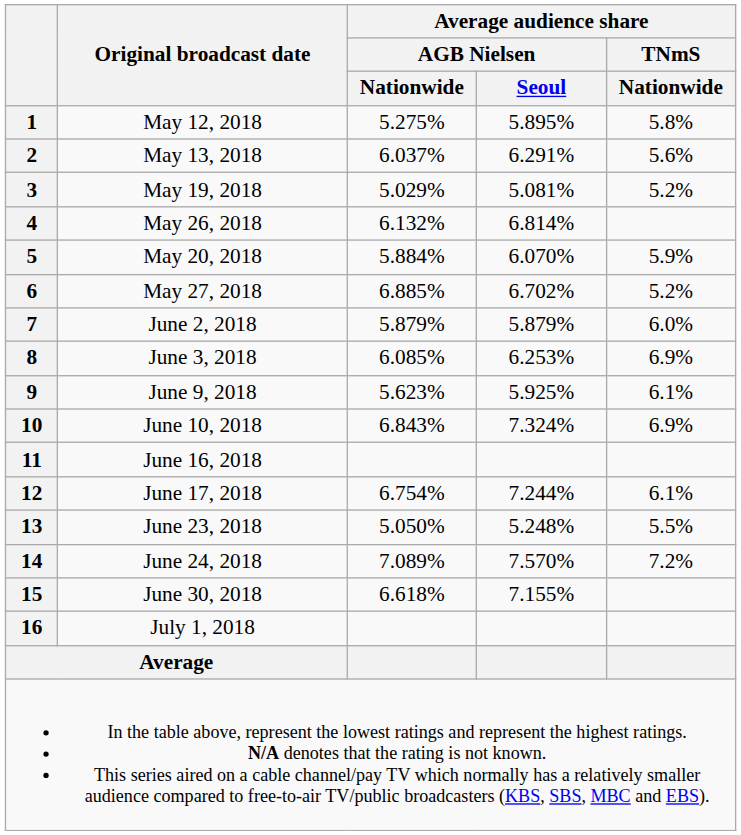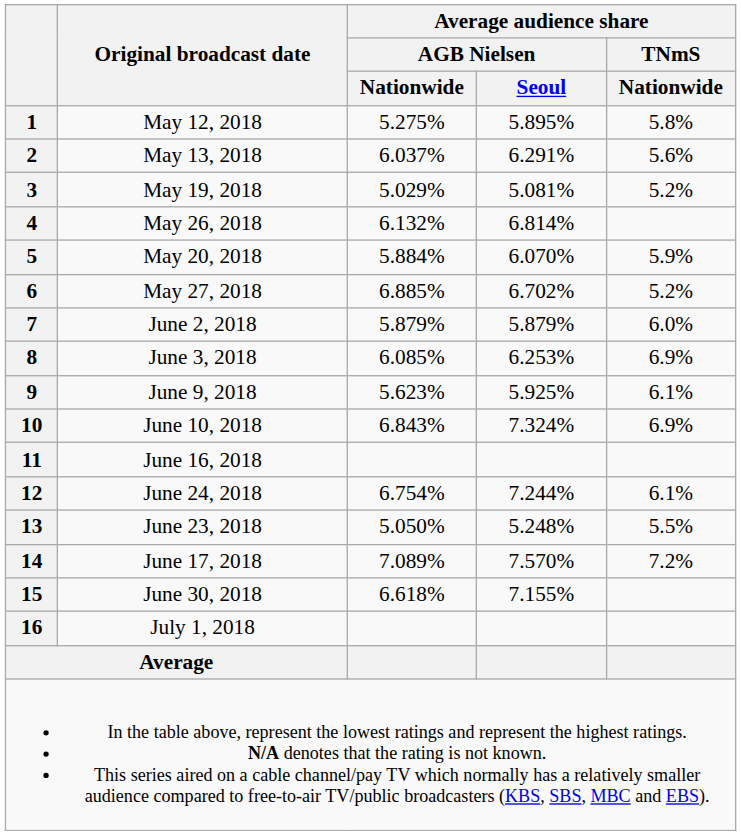(203, 493) June 17, 2018 -> (203, 493) June 24, 2018
(203, 560) June 24, 2018 -> (203, 560) June 17, 2018
